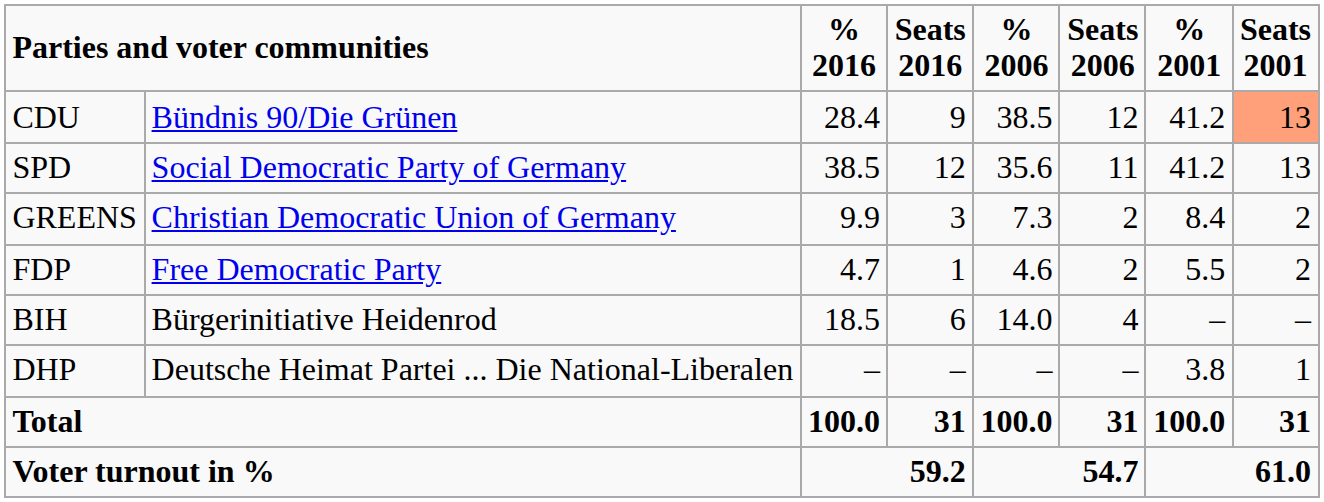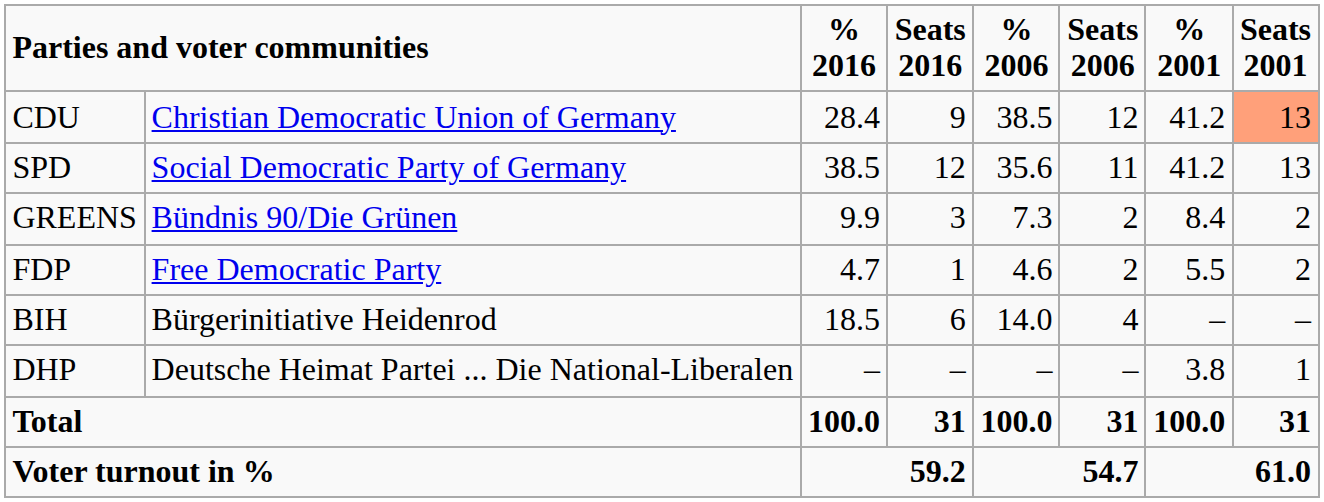(304, 116) Bündnis 90/Die Grünen -> (414, 116) Christian Democratic Union of Germany
(414, 218) Christian Democratic Union of Germany -> (304, 218) Bündnis 90/Die Grünen
